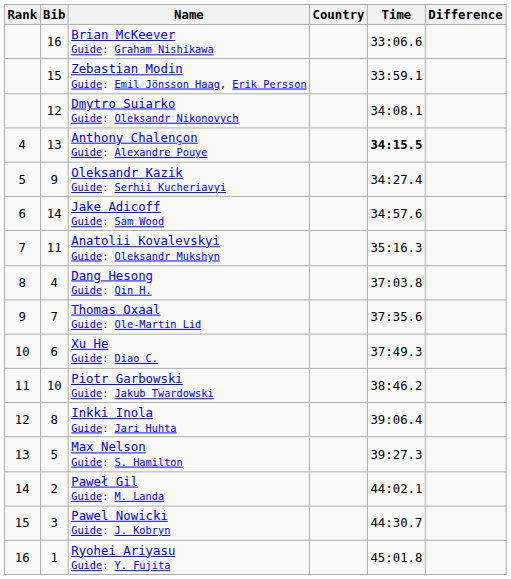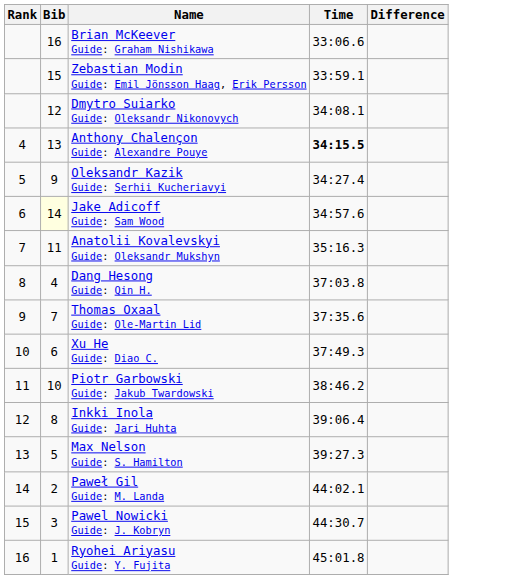- column: (339, 15)
(54, 214) no background -> (54, 214) lightyellow background
